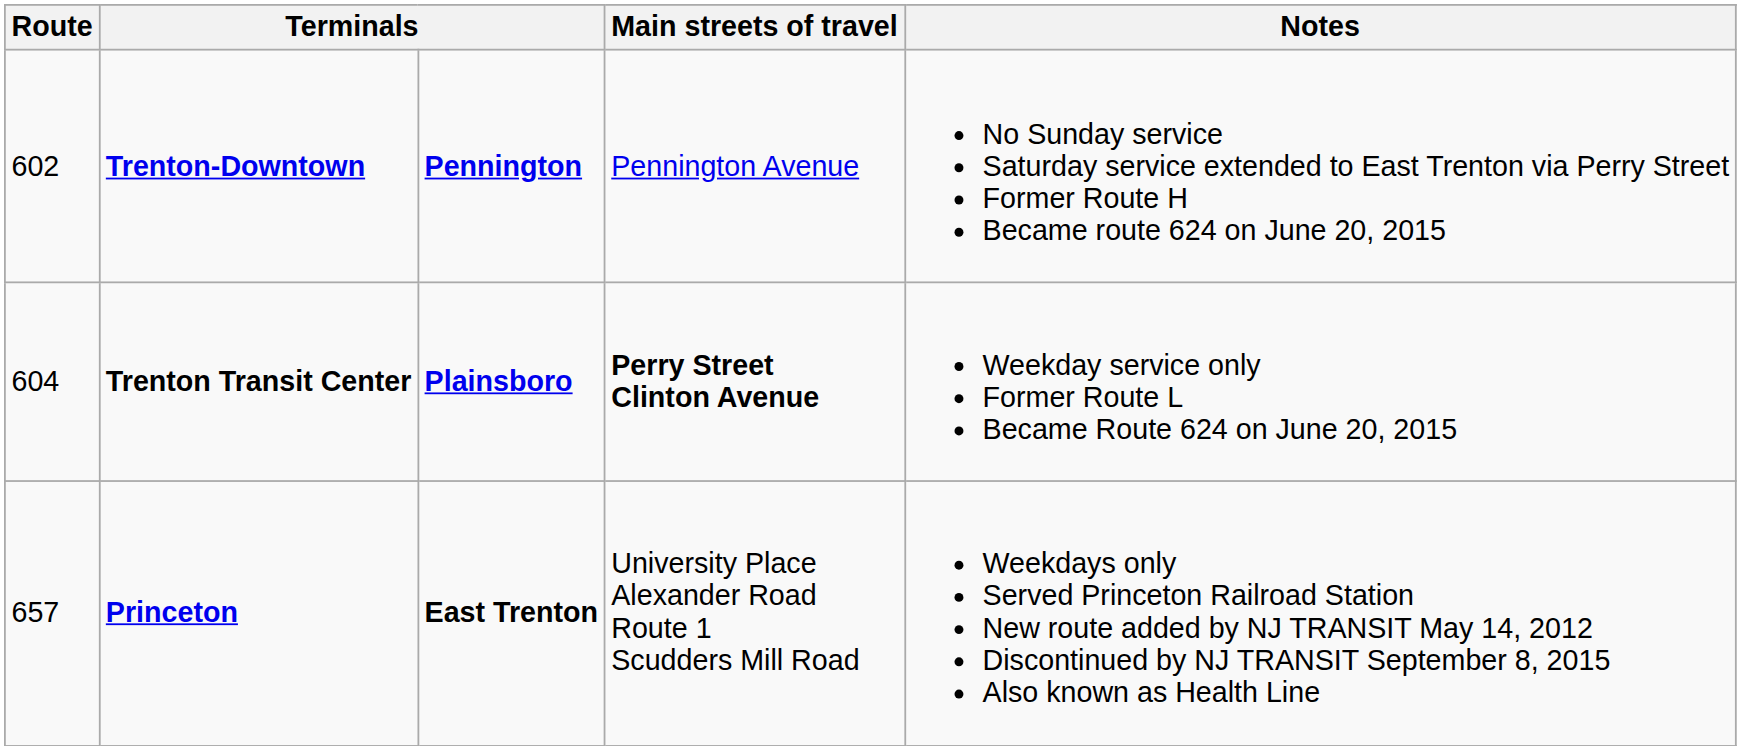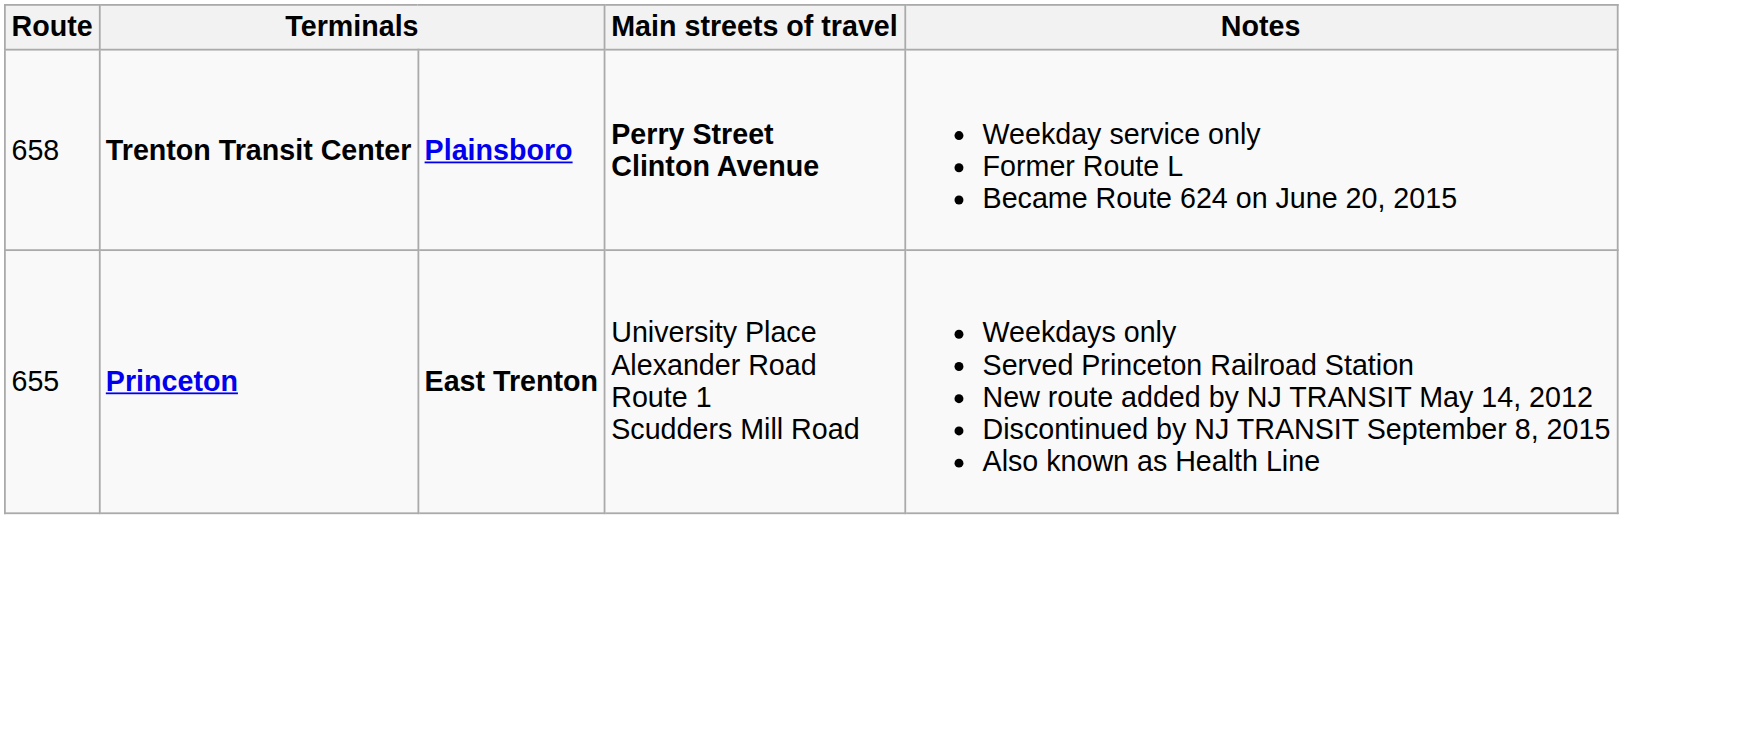- row: (235, 165)
(35, 381) 604 -> (35, 149) 658
(35, 612) 657 -> (35, 381) 655
